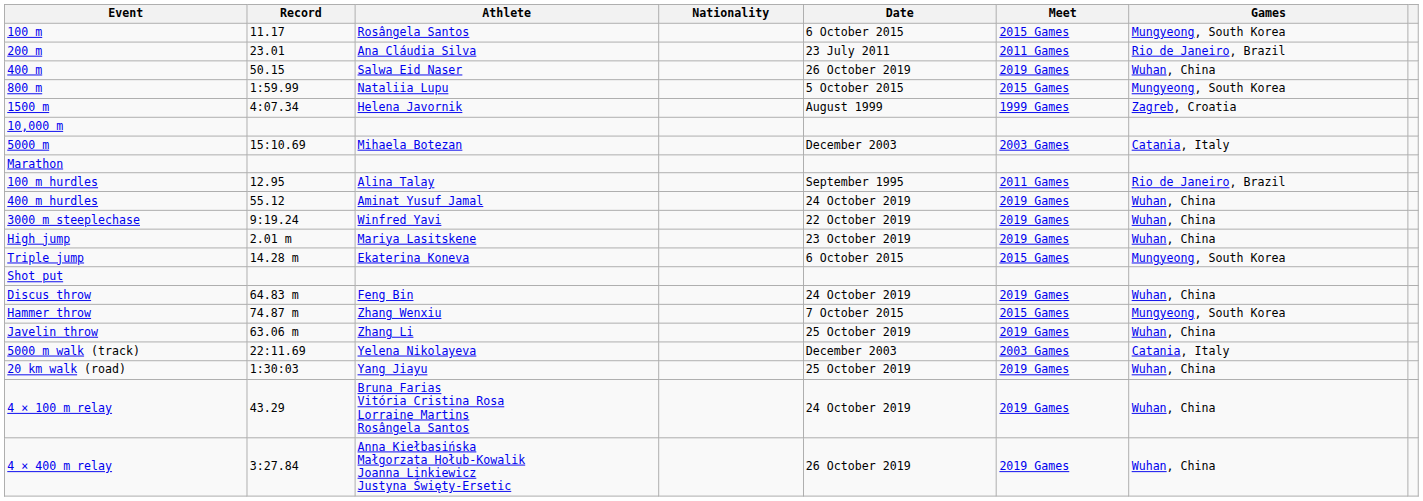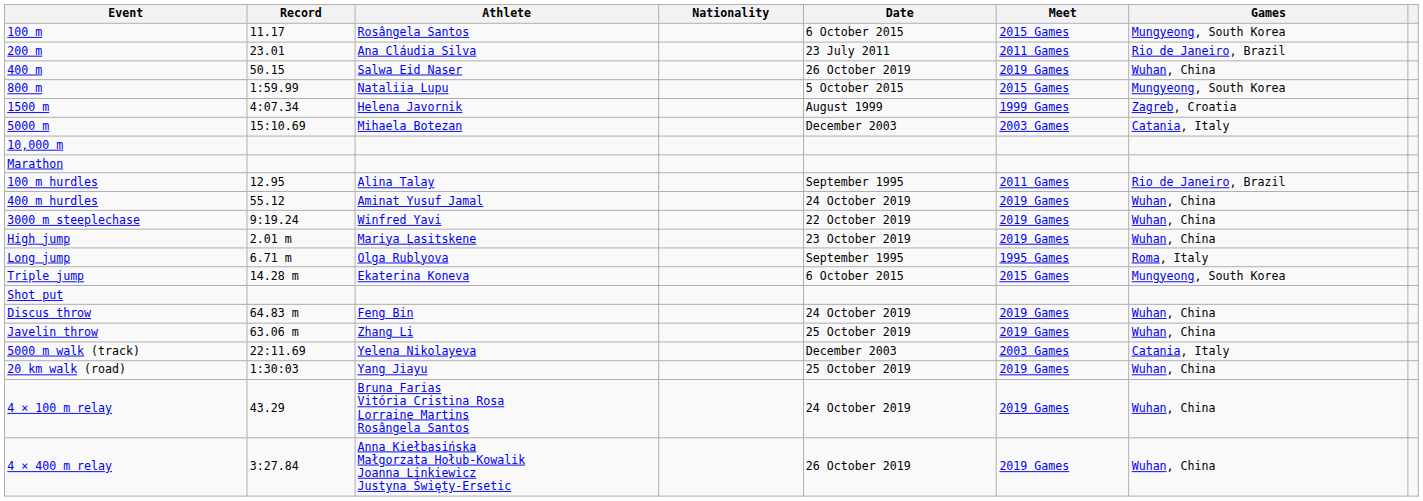rows swapped: (28, 145) <-> (35, 127)
+ row: (39, 258)
- row: (49, 314)
